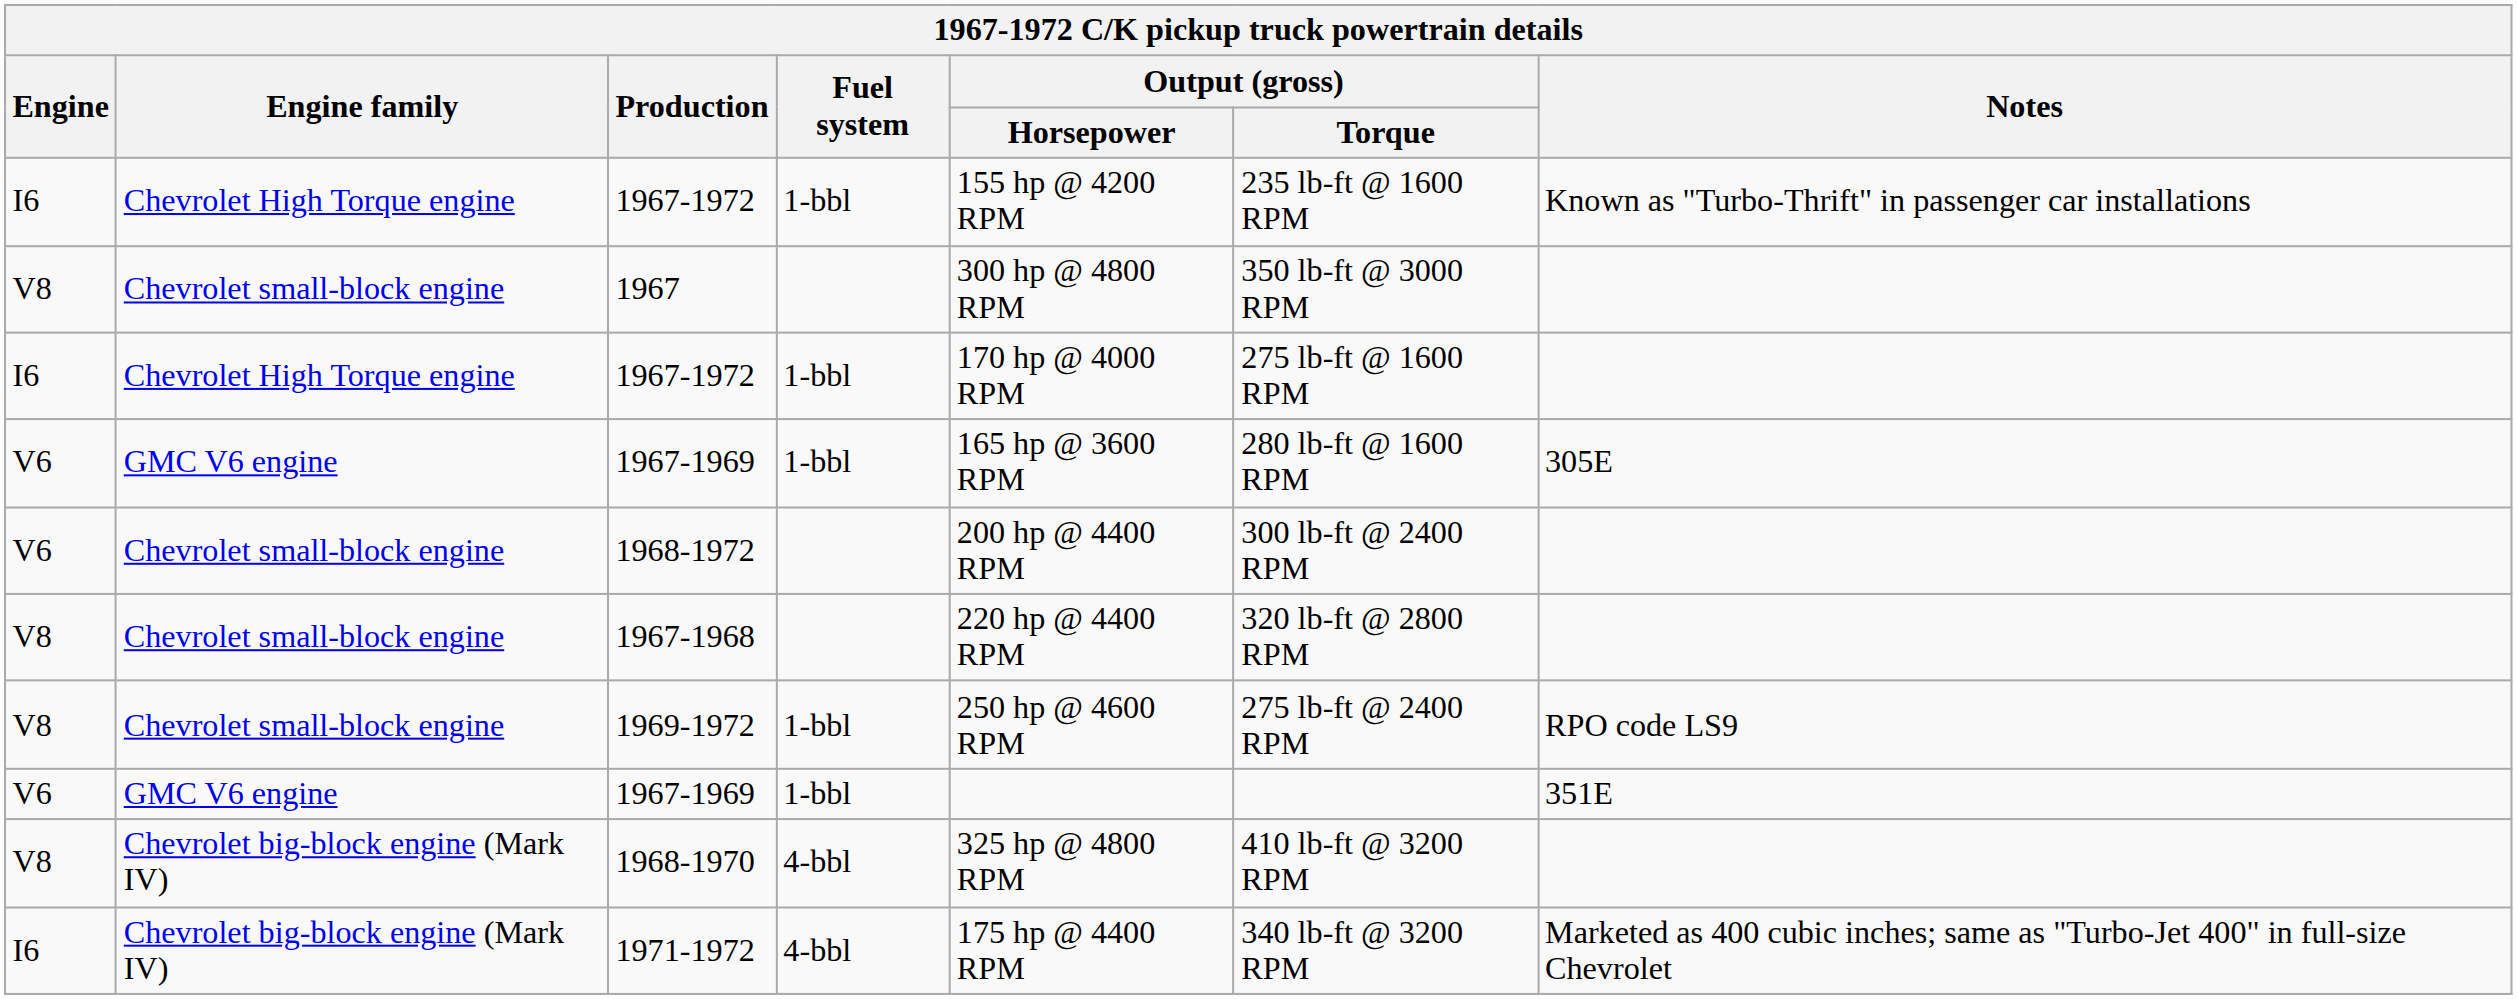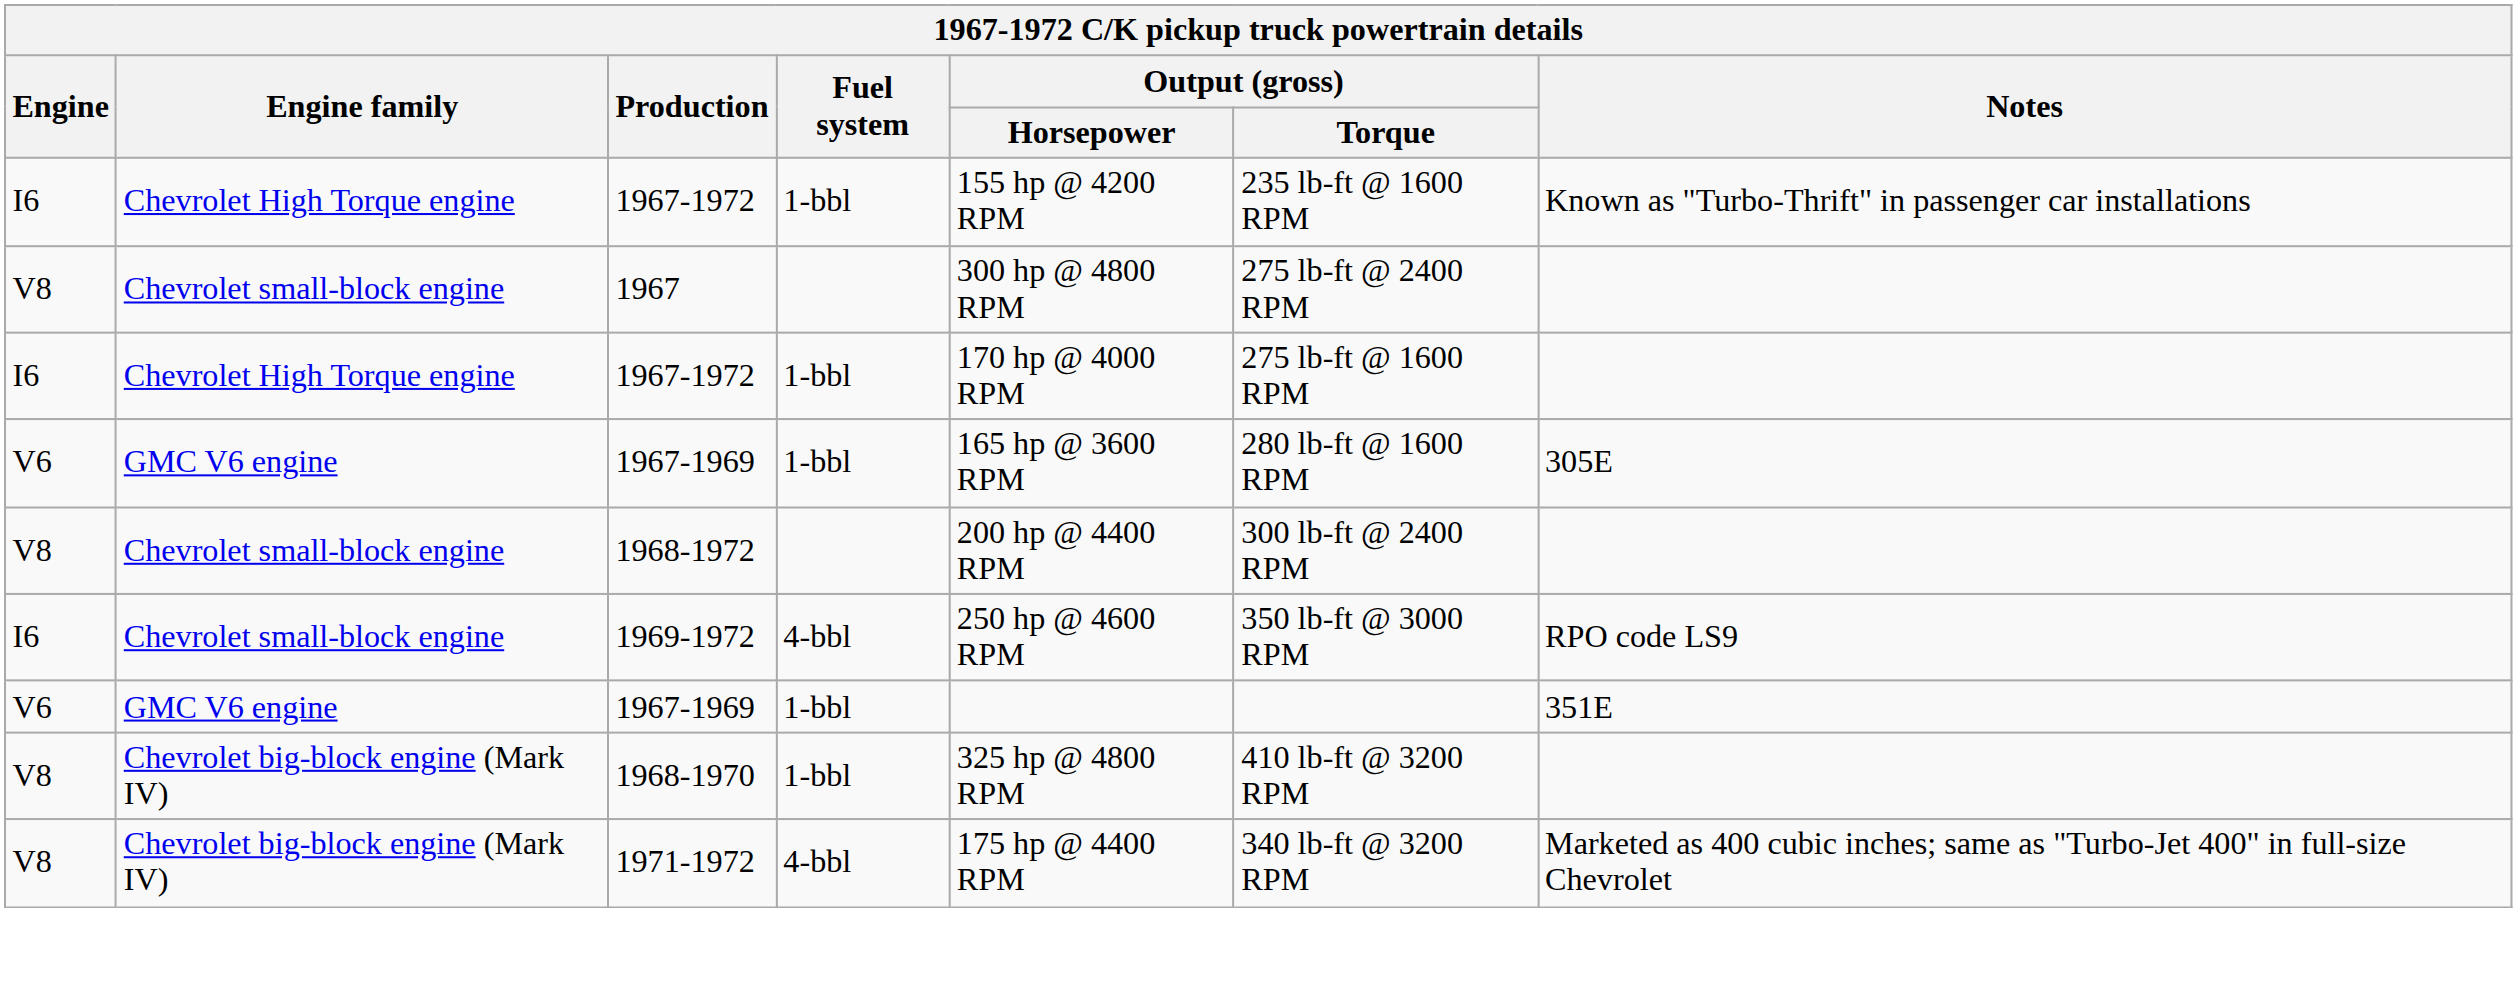(1352, 288) 350 lb-ft @ 3000 RPM -> (1352, 288) 275 lb-ft @ 2400 RPM
(32, 549) V6 -> (32, 549) V8
- row: (314, 637)
(32, 724) V8 -> (26, 637) I6
(817, 724) 1-bbl -> (817, 637) 4-bbl
(1352, 724) 275 lb-ft @ 2400 RPM -> (1352, 637) 350 lb-ft @ 3000 RPM
(817, 862) 4-bbl -> (817, 775) 1-bbl
(26, 949) I6 -> (32, 862) V8
